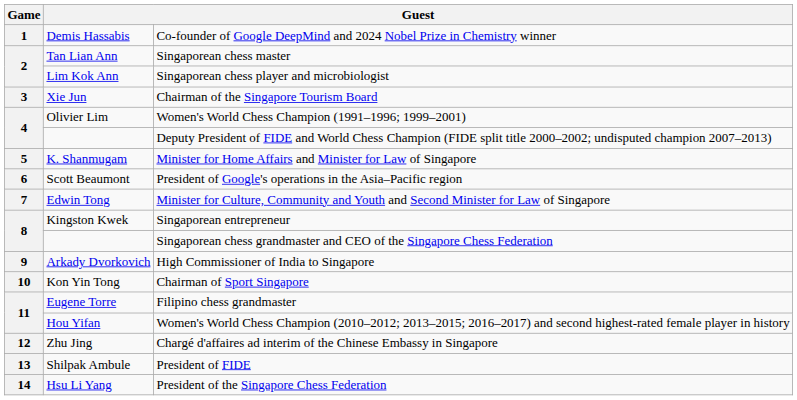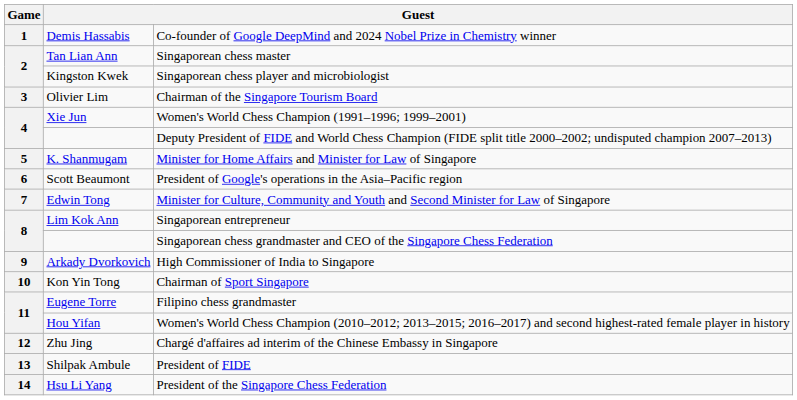(82, 76) Lim Kok Ann -> (87, 76) Kingston Kwek
(66, 96) Xie Jun -> (77, 96) Olivier Lim
(77, 117) Olivier Lim -> (66, 117) Xie Jun
(87, 220) Kingston Kwek -> (82, 220) Lim Kok Ann
